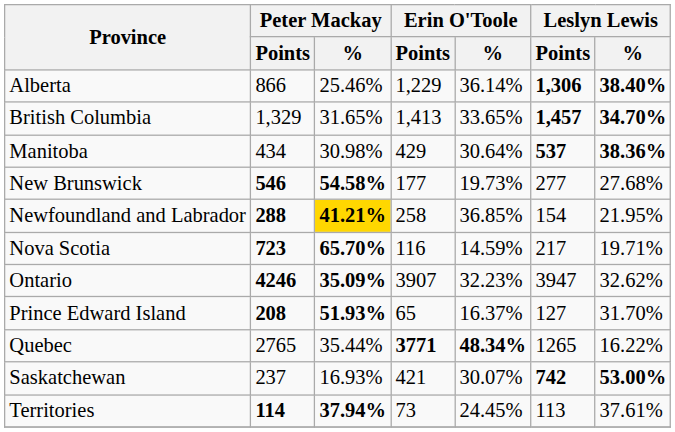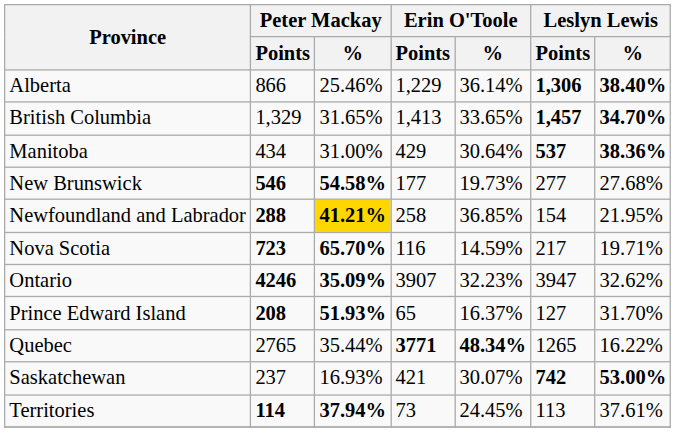(351, 150) 30.98% -> (351, 150) 31.00%
